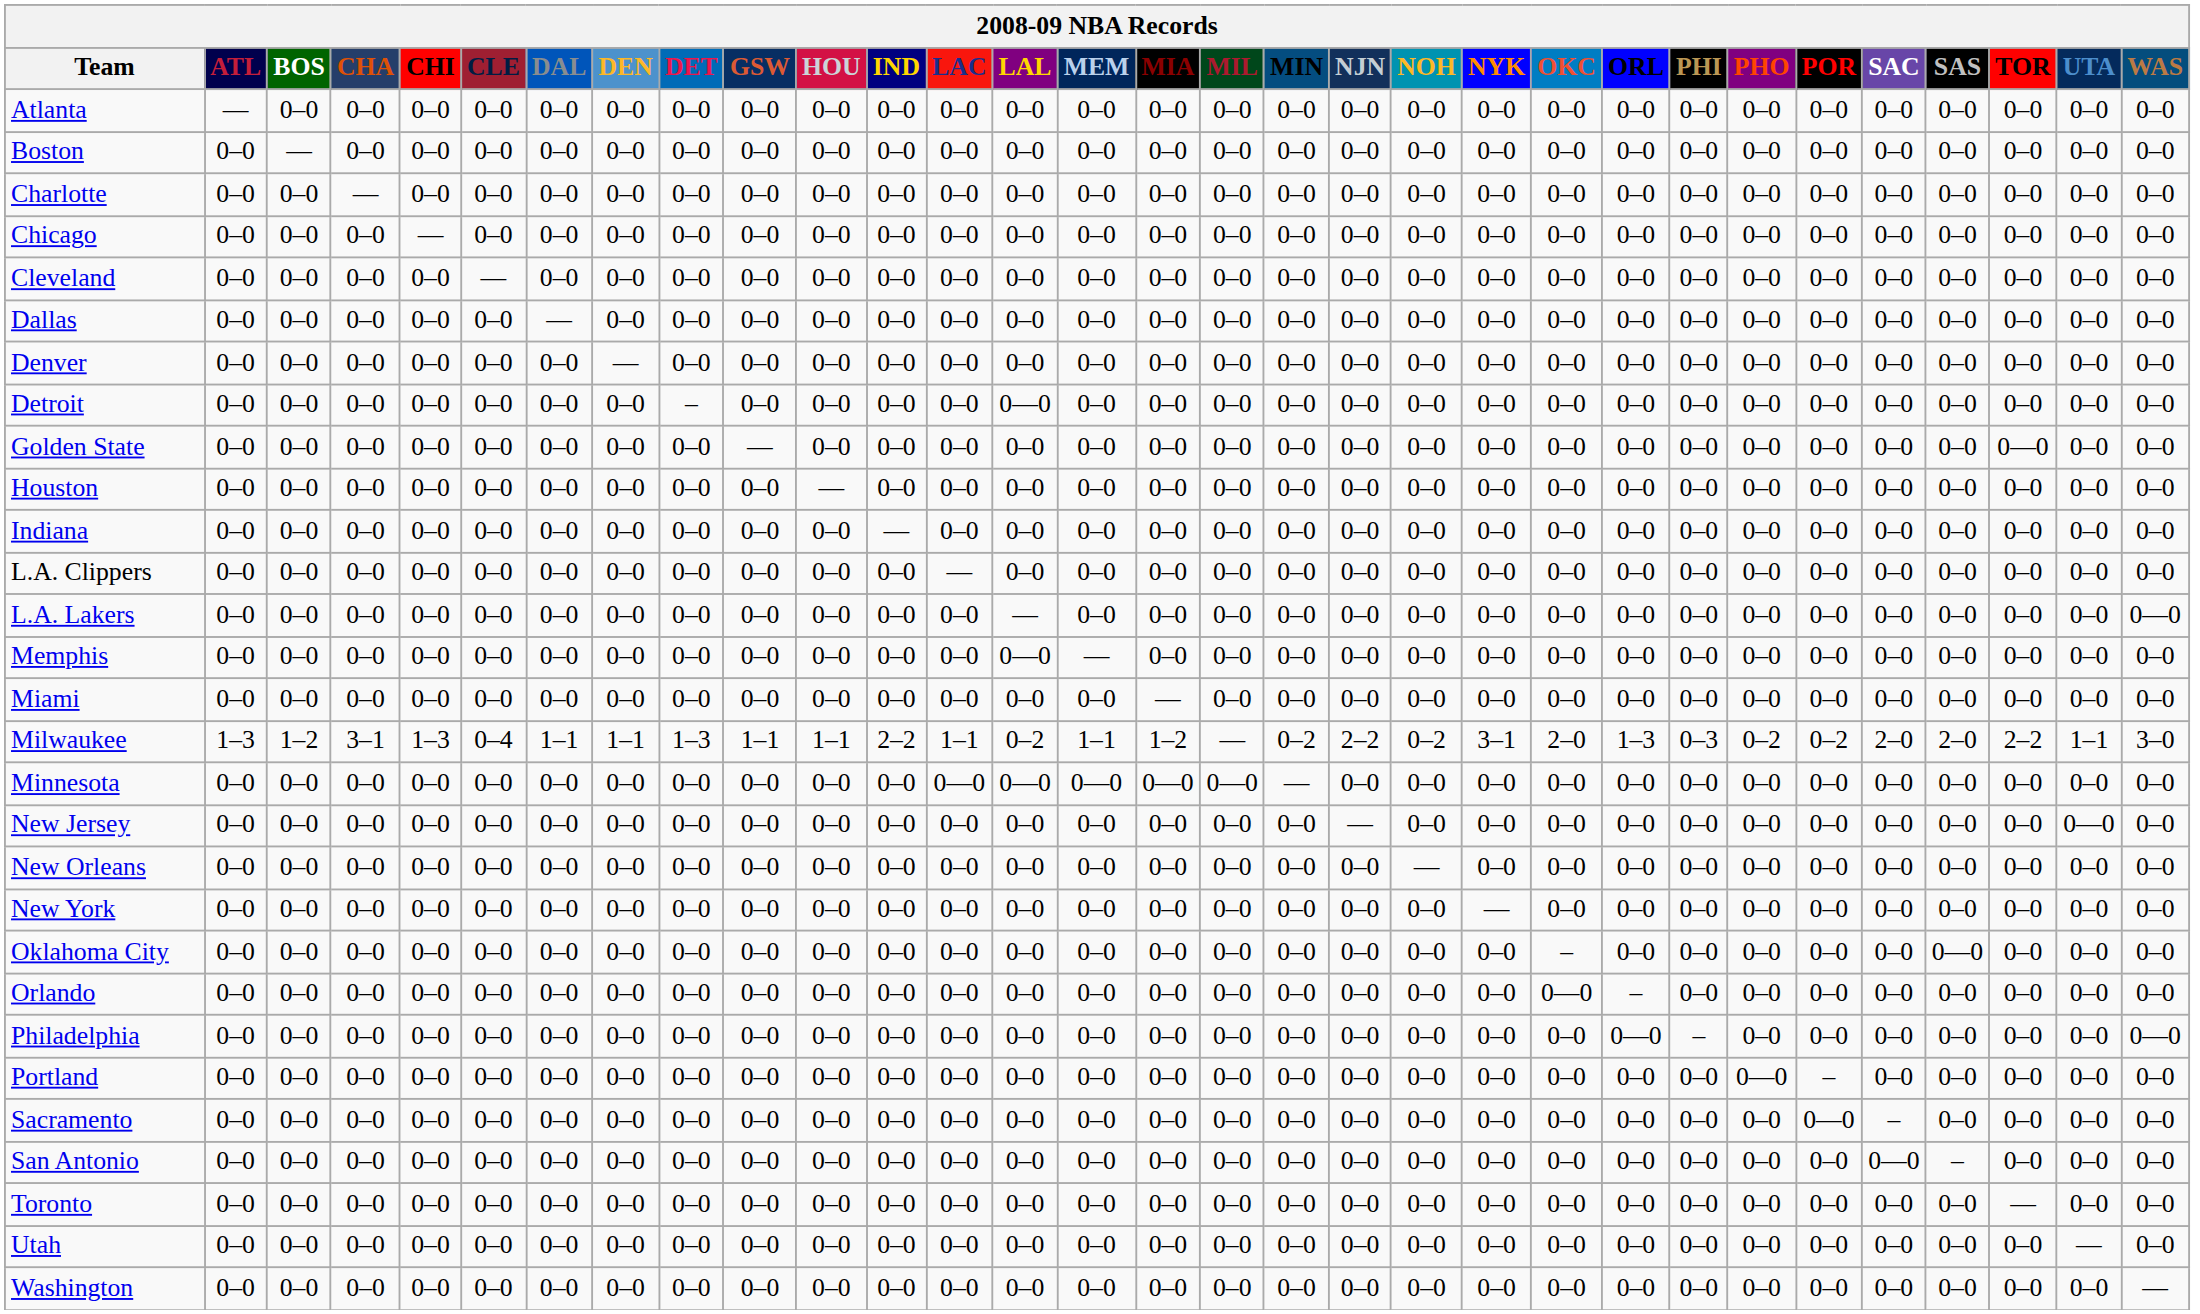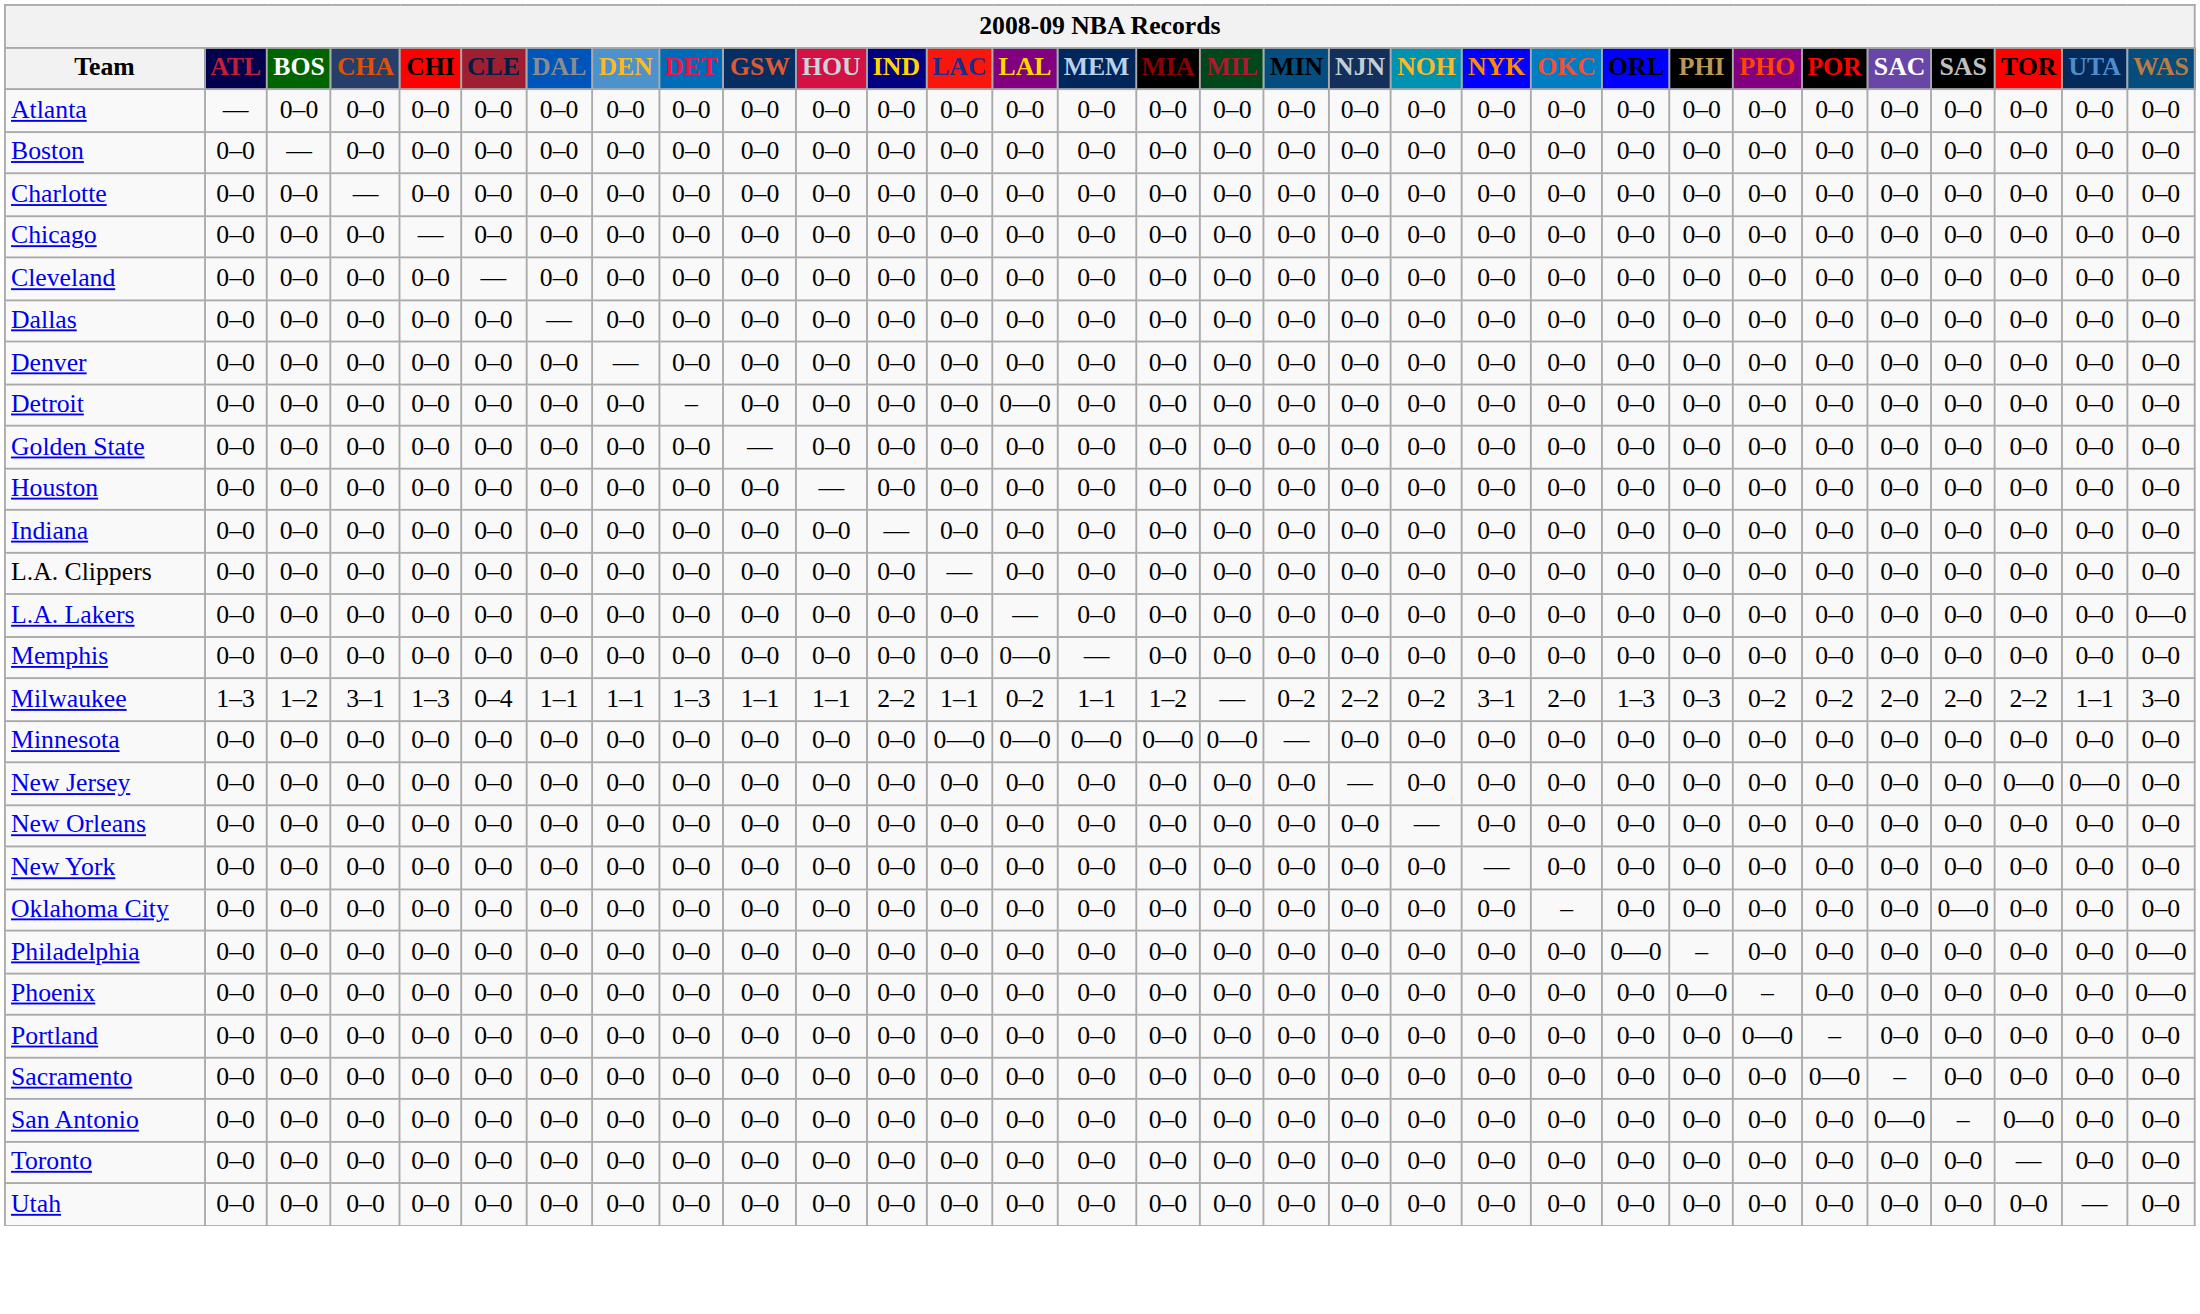(2023, 446) 0—0 -> (2029, 446) 0–0
- row: (45, 698)
(2023, 824) 0–0 -> (2029, 782) 0—0
- row: (53, 993)
+ row: (53, 993)
(2023, 1161) 0–0 -> (2029, 1119) 0—0
- row: (72, 1287)
